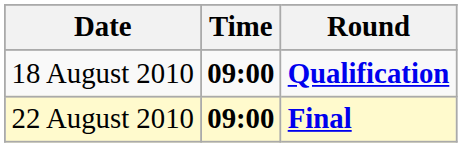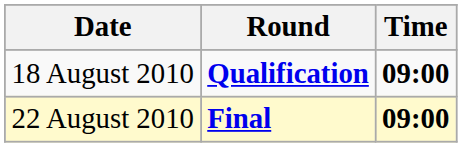columns swapped: (241, 27) <-> (368, 27)
